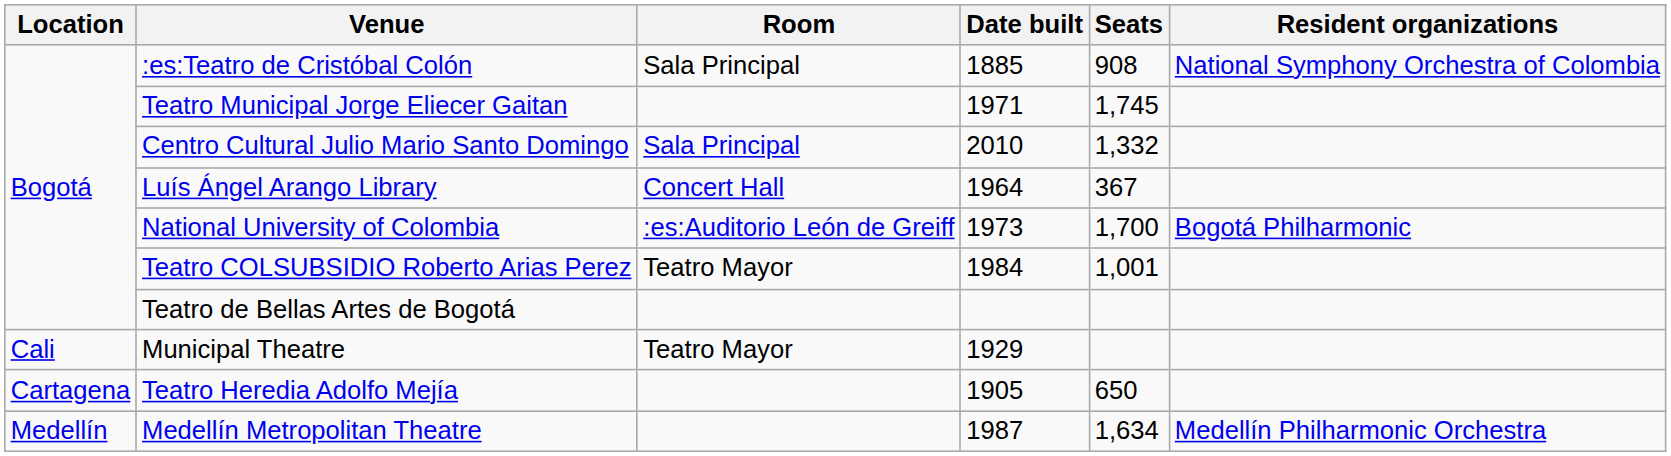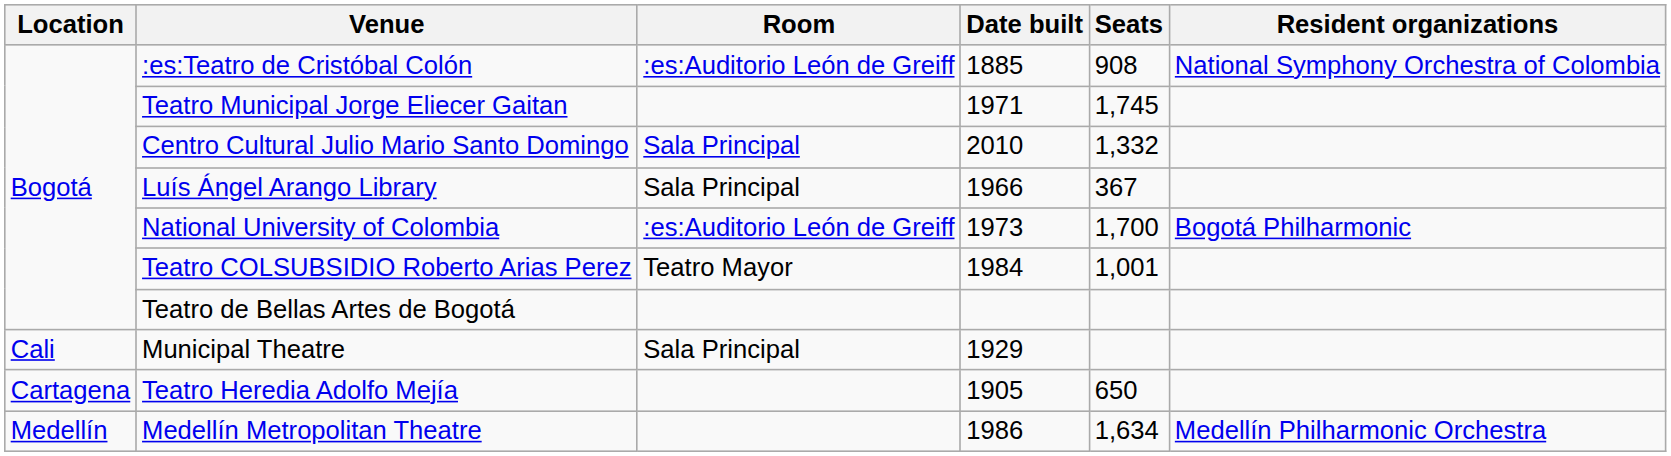(722, 65) Sala Principal -> (799, 65) :es:Auditorio León de Greiff
(714, 187) Concert Hall -> (722, 187) Sala Principal
(995, 187) 1964 -> (995, 187) 1966
(718, 349) Teatro Mayor -> (722, 349) Sala Principal
(995, 430) 1987 -> (995, 430) 1986
